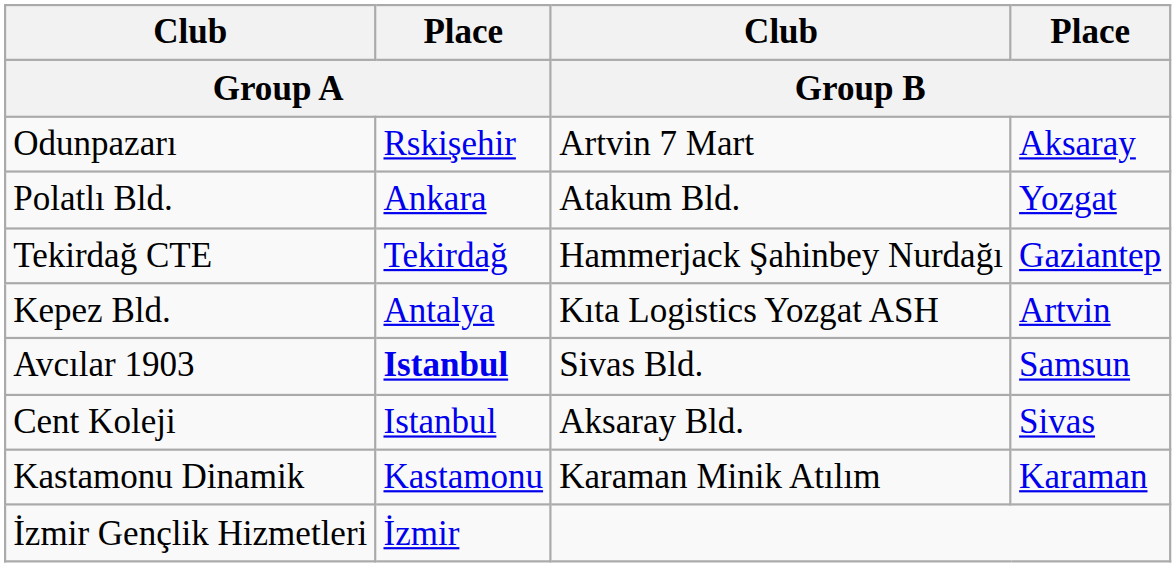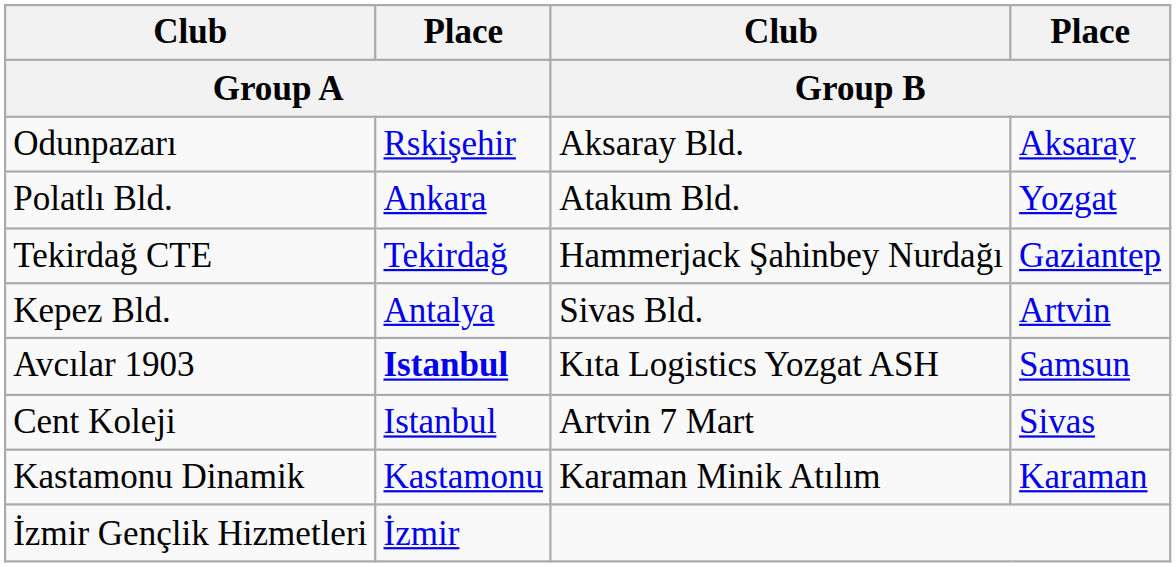(657, 143) Artvin 7 Mart -> (652, 143) Aksaray Bld.
(749, 310) Kıta Logistics Yozgat ASH -> (631, 310) Sivas Bld.
(631, 365) Sivas Bld. -> (749, 365) Kıta Logistics Yozgat ASH
(652, 421) Aksaray Bld. -> (657, 421) Artvin 7 Mart
